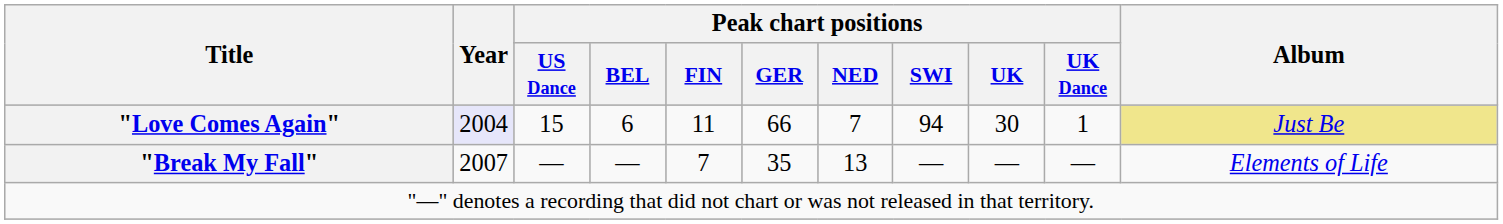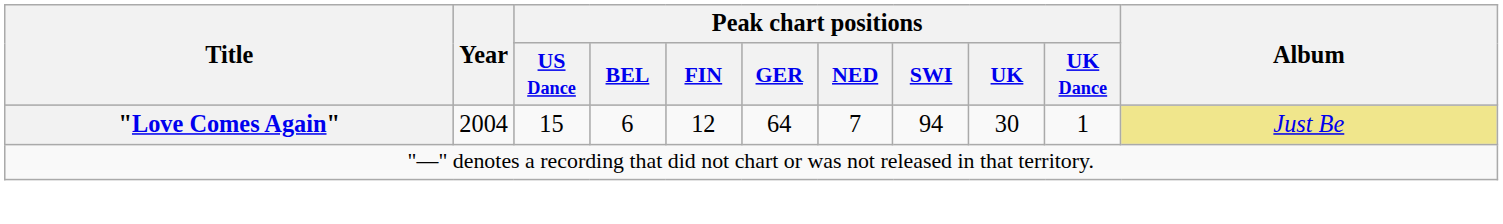(484, 124) lavender background -> (484, 124) no background
(703, 124) 11 -> (703, 124) 12
(779, 124) 66 -> (779, 124) 64
- row: (229, 162)
